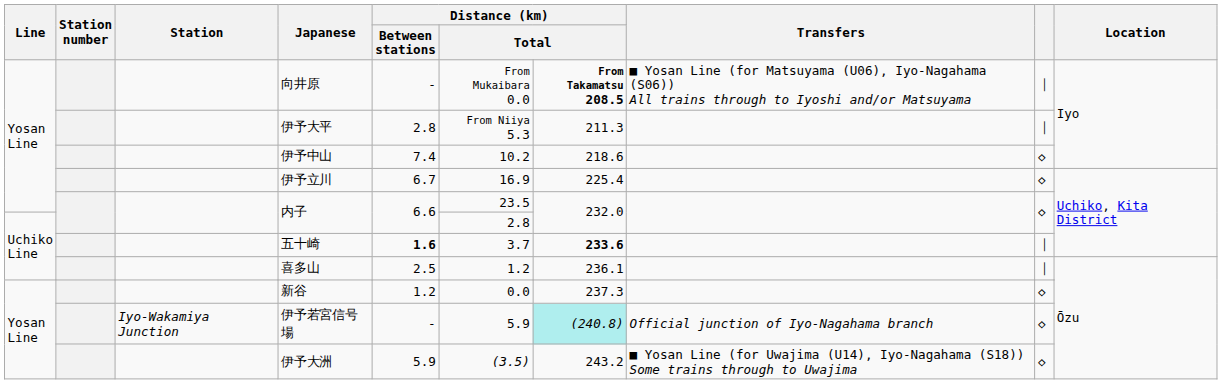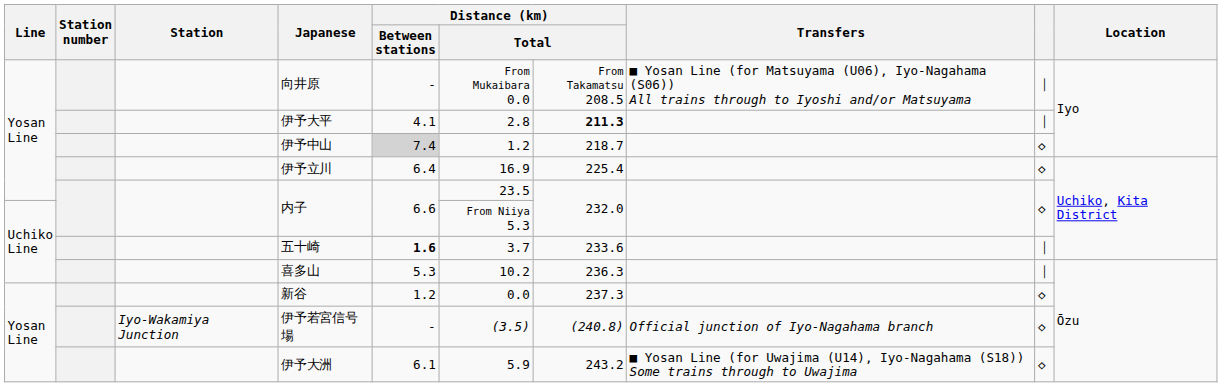(595, 85) bold -> (595, 86) normal
(425, 127) 2.8 -> (425, 122) 4.1
(498, 128) From Niiya 5.3 -> (518, 122) 2.8
(605, 127) normal -> (605, 122) bold
(425, 157) no background -> (425, 145) lightgrey background
(515, 157) 10.2 -> (518, 145) 1.2
(605, 157) 218.6 -> (605, 145) 218.7
(425, 180) 6.7 -> (425, 168) 6.4
(518, 223) 2.8 -> (498, 219) From Niiya 5.3
(605, 245) bold -> (605, 248) normal
(425, 268) 2.5 -> (425, 271) 5.3
(518, 268) 1.2 -> (515, 271) 10.2
(605, 268) 236.1 -> (605, 271) 236.3
(518, 324) 5.9 -> (511, 327) (3.5)
(597, 324) paleturquoise background -> (597, 327) no background
(425, 362) 5.9 -> (425, 365) 6.1
(511, 362) (3.5) -> (518, 365) 5.9
